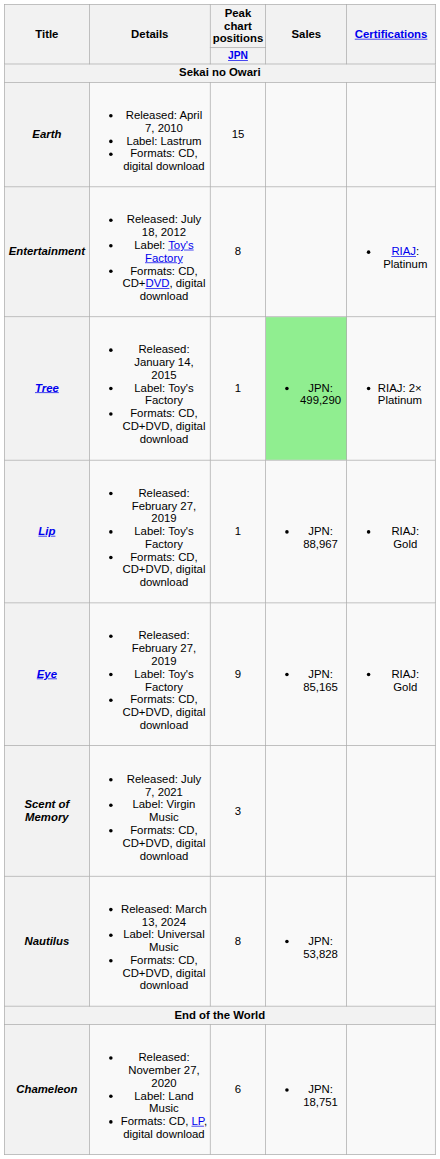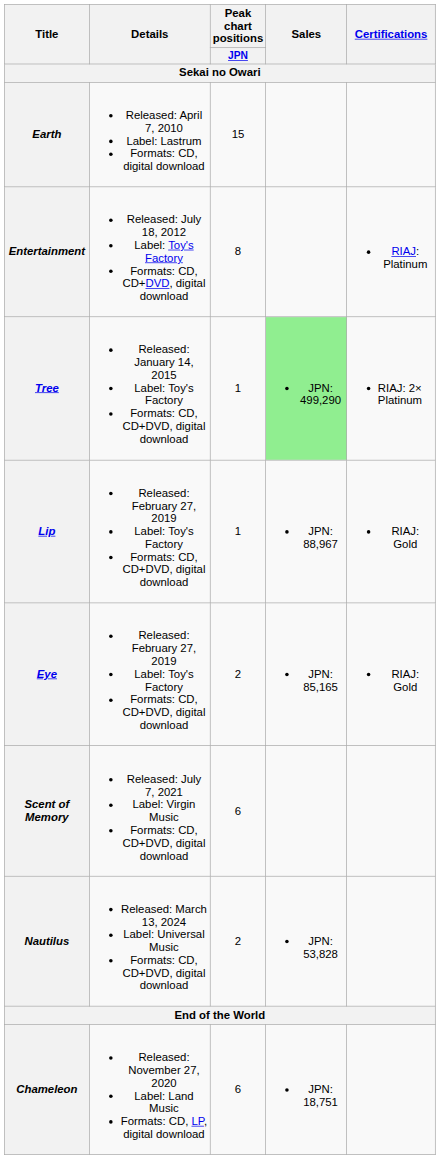(238, 674) 9 -> (238, 674) 2
(238, 811) 3 -> (238, 811) 6
(238, 941) 8 -> (238, 941) 2
